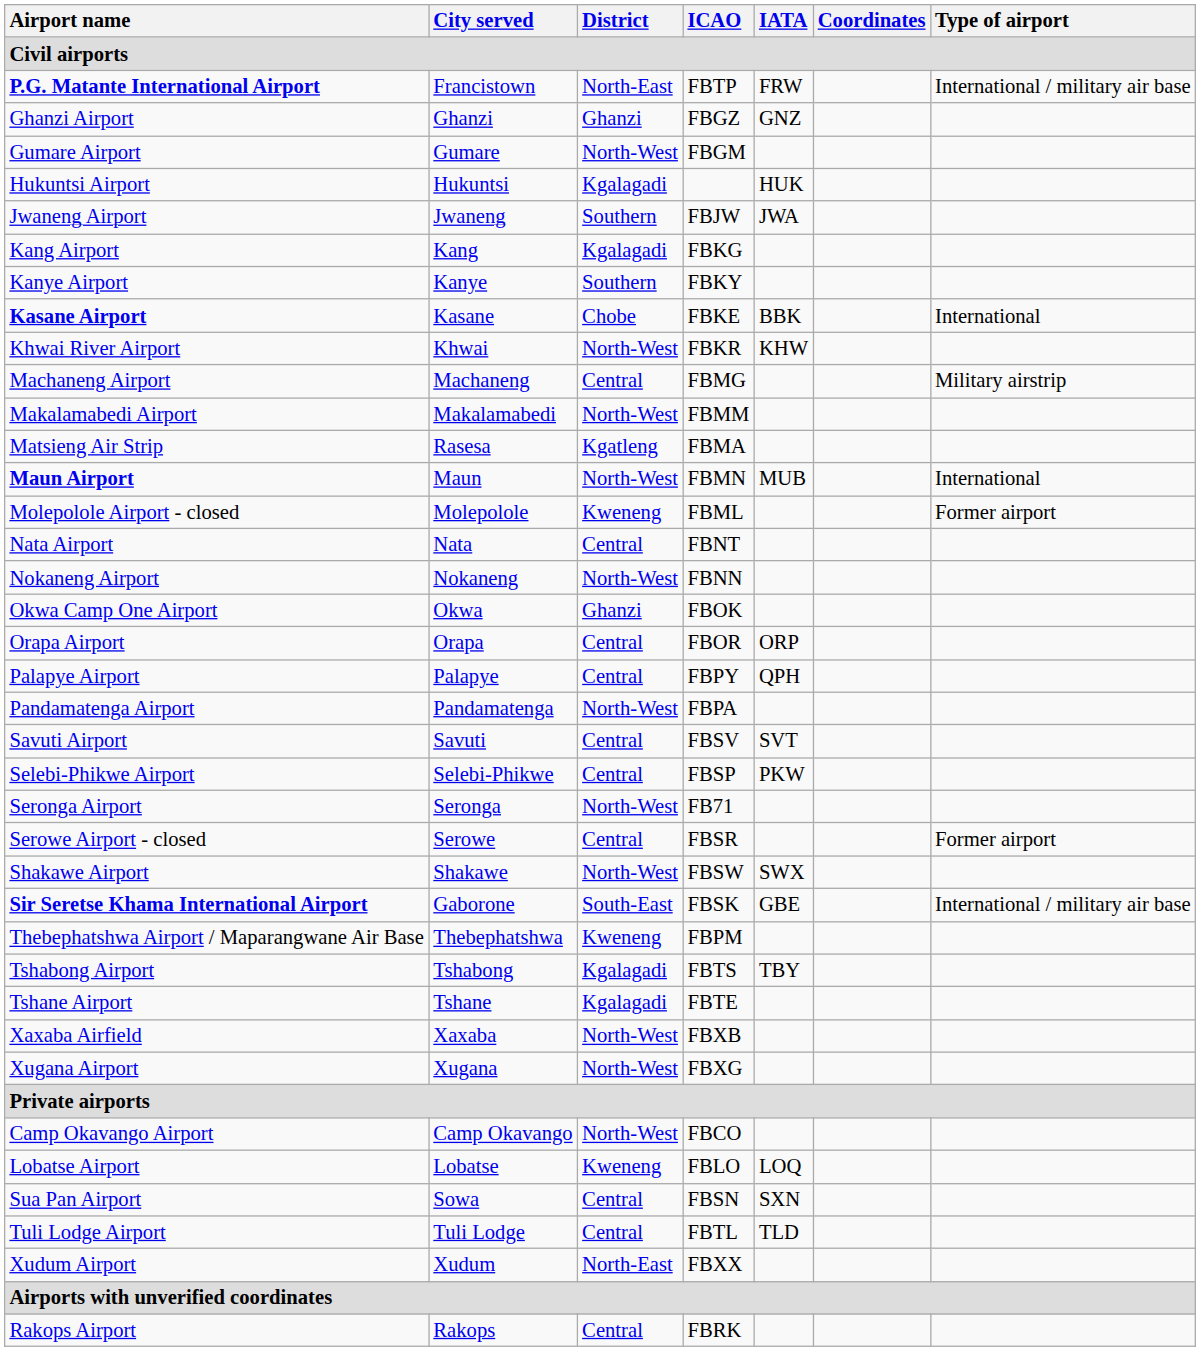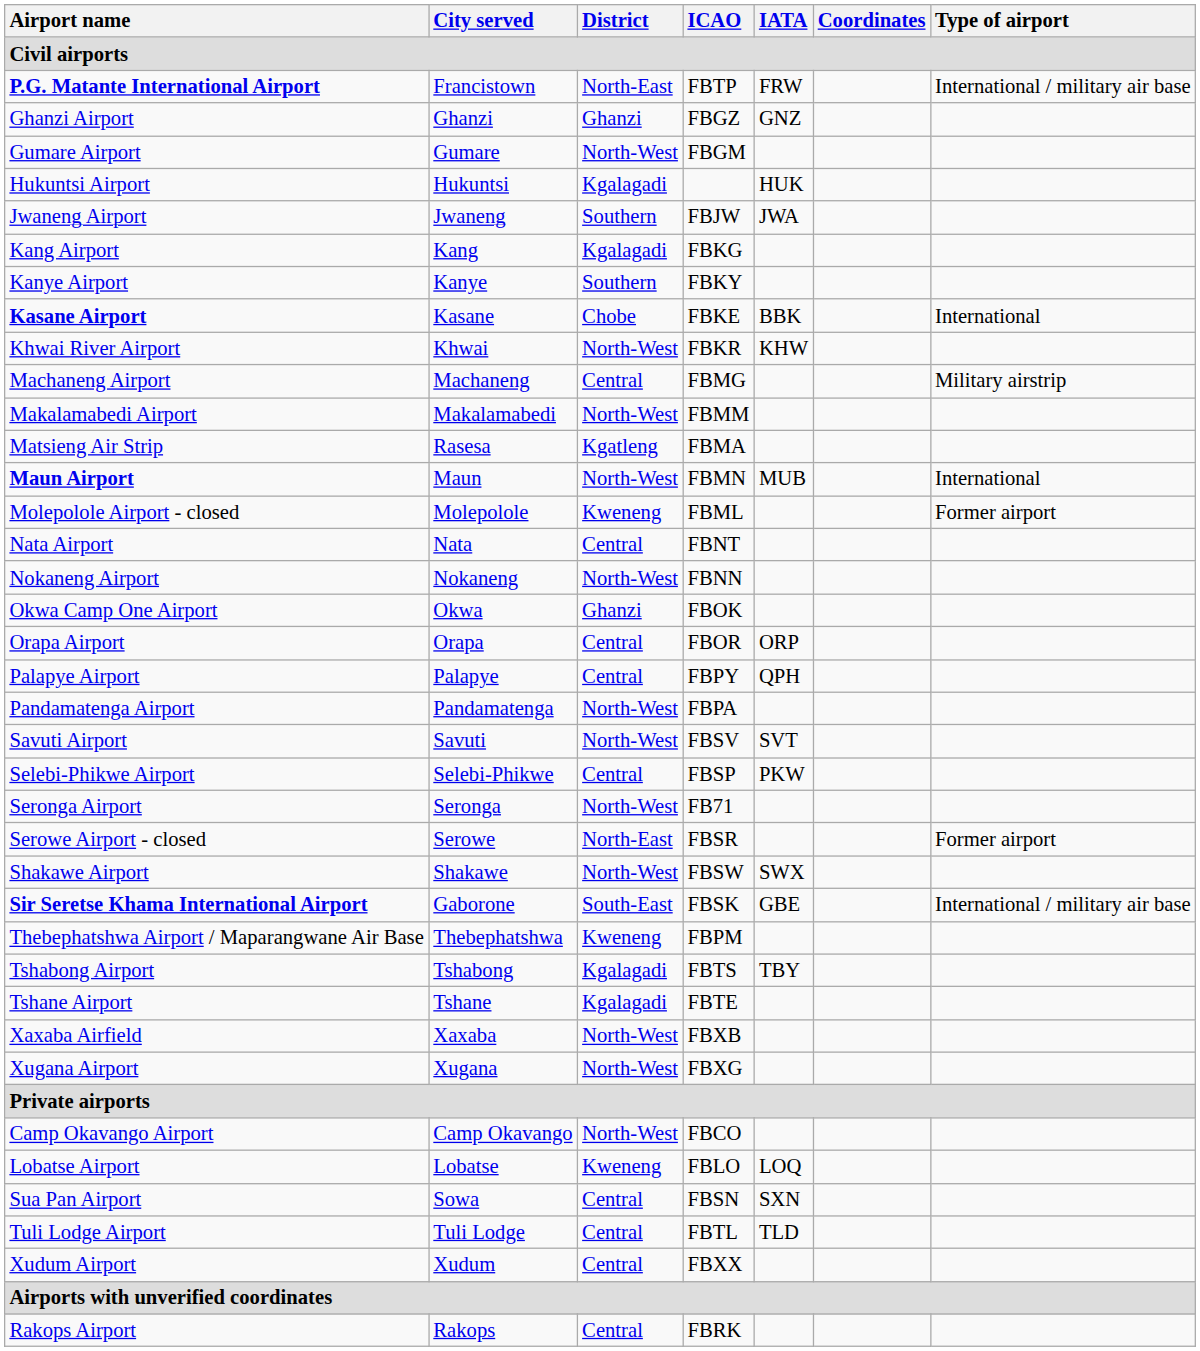(612, 741) Central -> (630, 741) North-West
(612, 839) Central -> (627, 839) North-East
(627, 1264) North-East -> (612, 1264) Central
